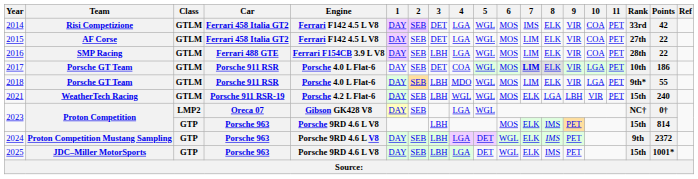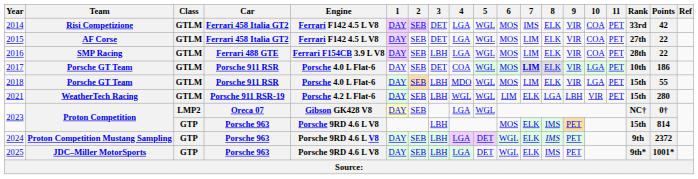(638, 81) 9th* -> (638, 81) 15th
(509, 95) MOS -> (509, 95) LIM
(663, 95) 240 -> (663, 95) 280
(638, 152) 15th -> (638, 152) 9th*
